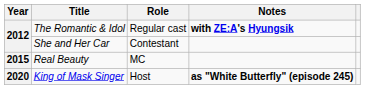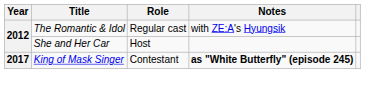(242, 28) bold -> (238, 28) normal
(154, 44) Contestant -> (140, 44) Host
- row: (61, 60)
(18, 76) 2020 -> (18, 60) 2017
(140, 76) Host -> (154, 60) Contestant
